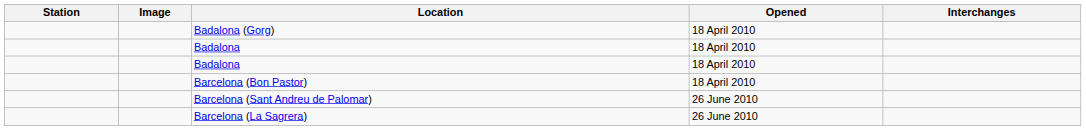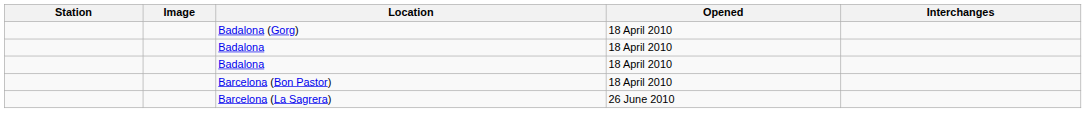- row: (283, 99)
